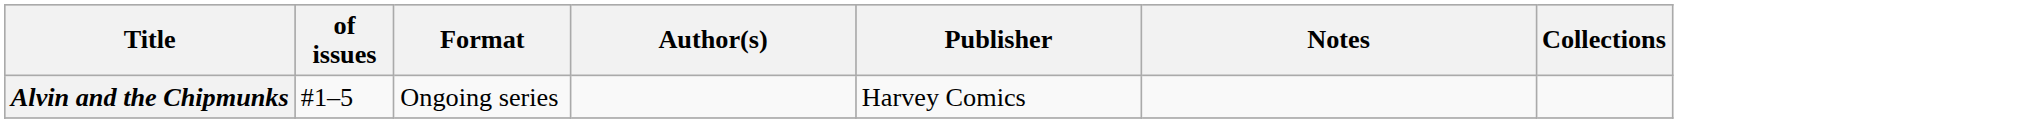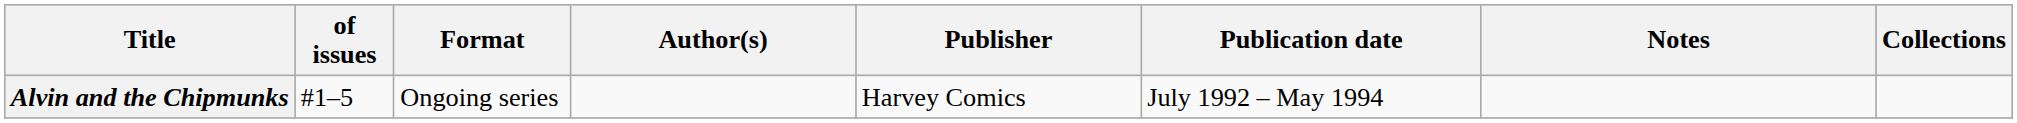+ column: (1311, 40)
